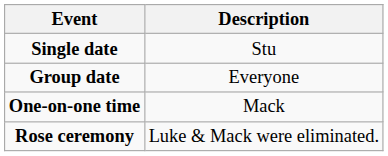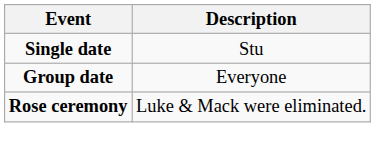- row: (74, 106)
